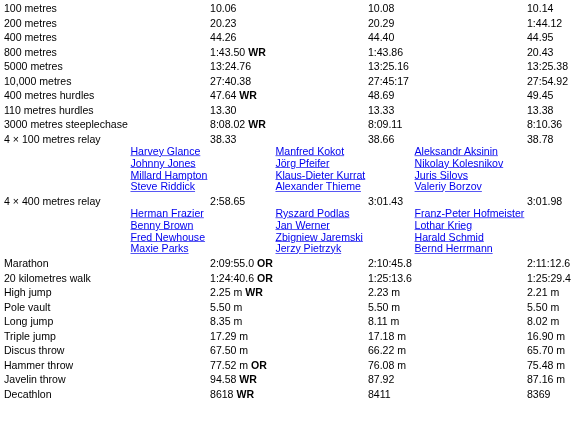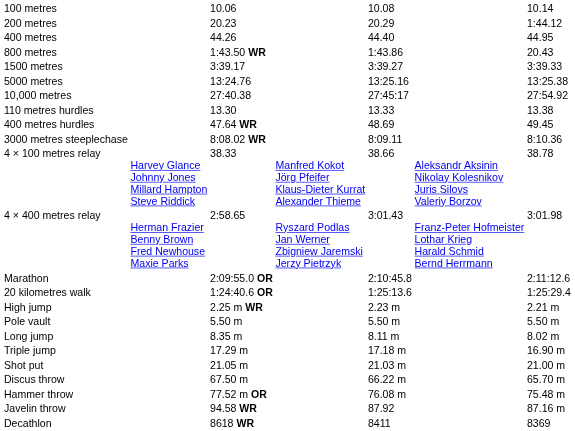+ row: (33, 67)
rows swapped: (49, 110) <-> (49, 96)
+ row: (24, 365)
